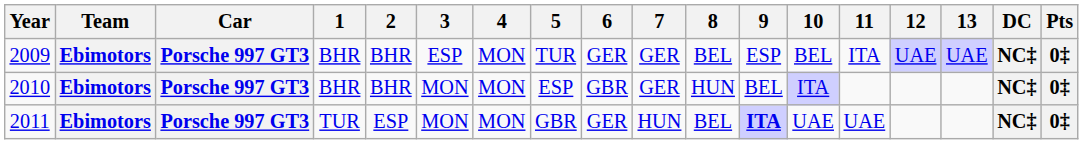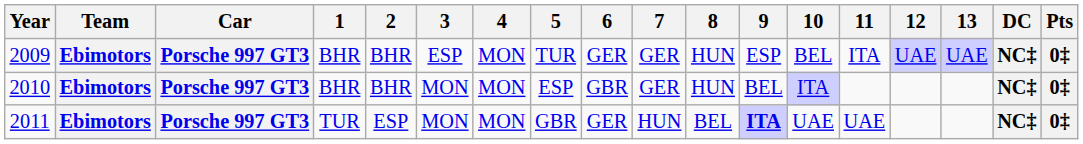(713, 55) BEL -> (713, 55) HUN
